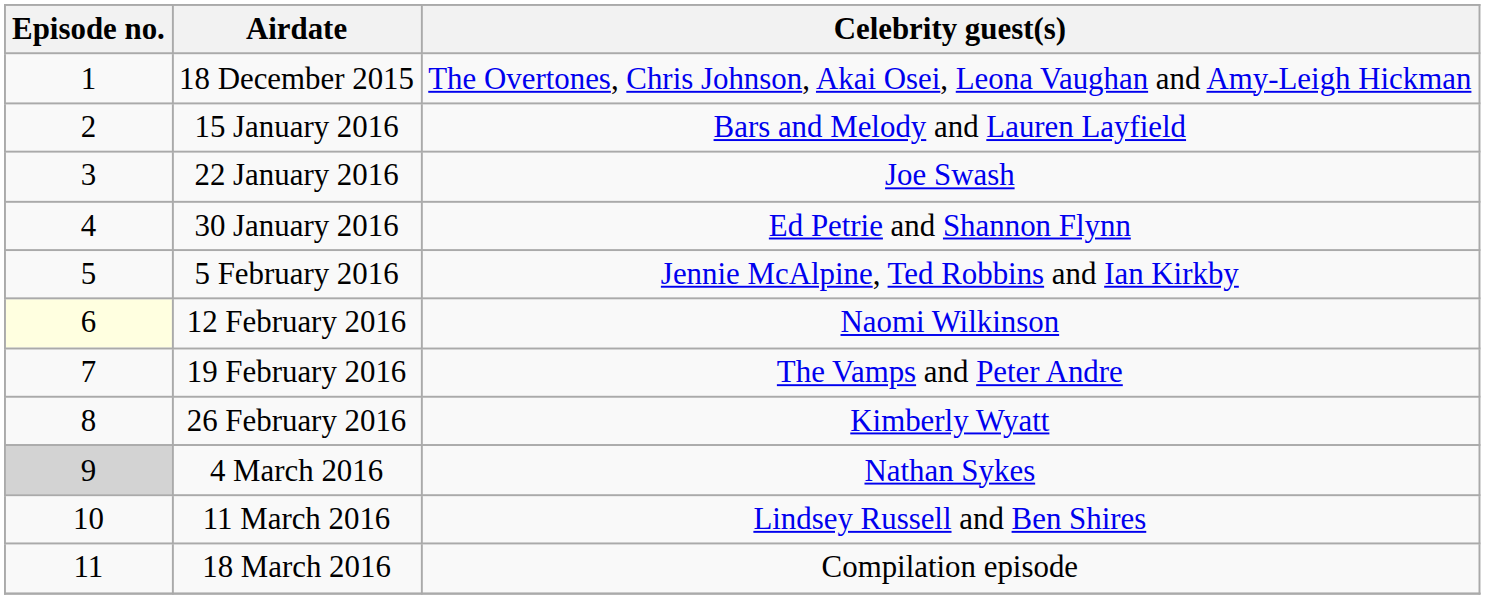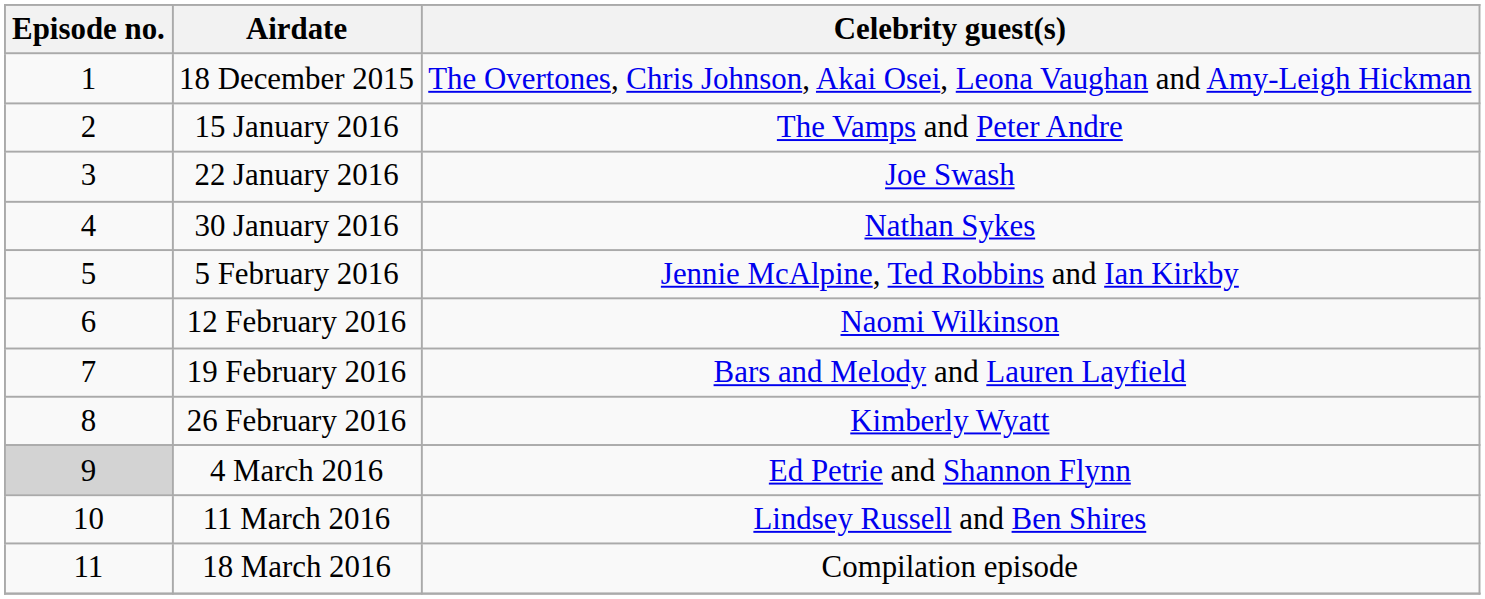(950, 126) Bars and Melody and Lauren Layfield -> (950, 126) The Vamps and Peter Andre
(950, 224) Ed Petrie and Shannon Flynn -> (950, 224) Nathan Sykes
(88, 322) lightyellow background -> (88, 322) no background
(950, 371) The Vamps and Peter Andre -> (950, 371) Bars and Melody and Lauren Layfield
(950, 469) Nathan Sykes -> (950, 469) Ed Petrie and Shannon Flynn
